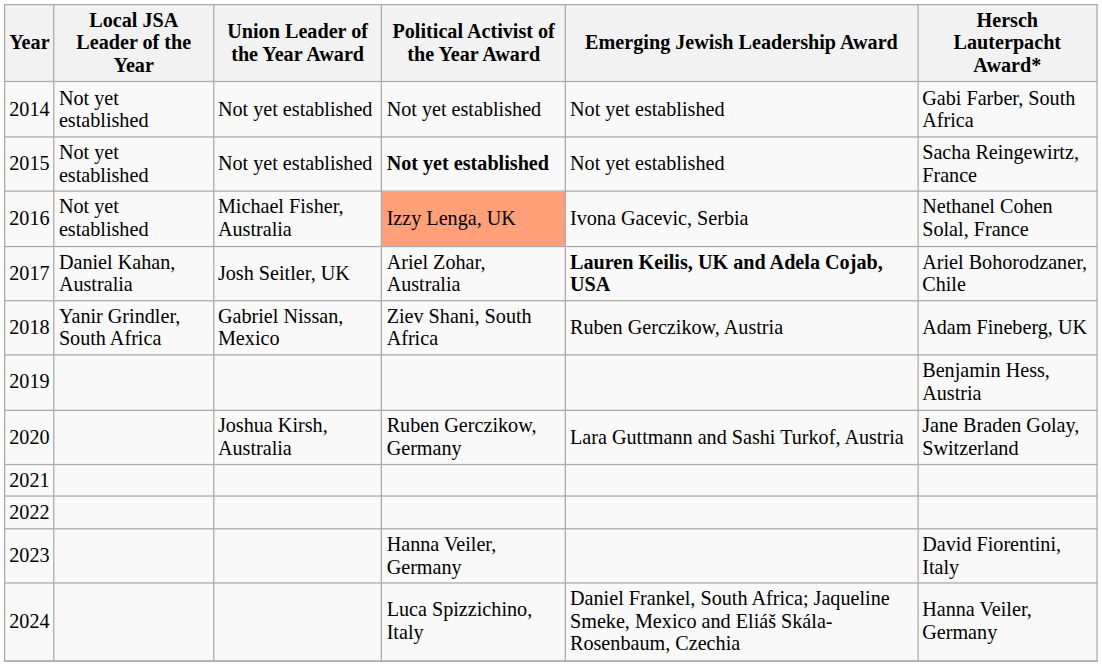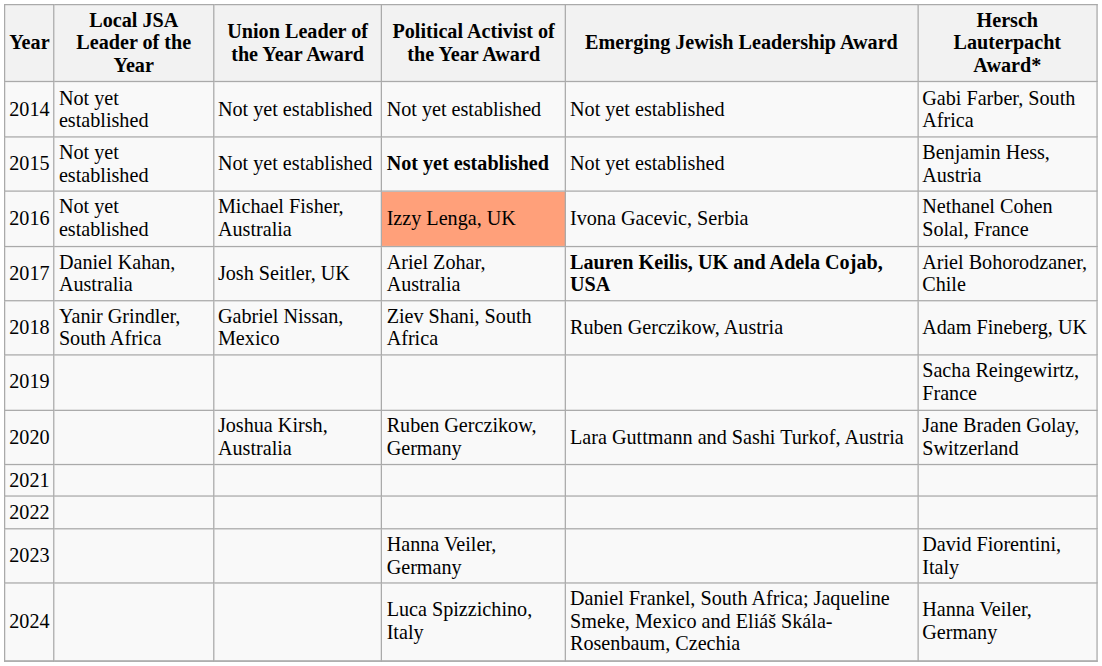(1001, 163) Sacha Reingewirtz, France -> (986, 163) Benjamin Hess, Austria
(986, 382) Benjamin Hess, Austria -> (1001, 382) Sacha Reingewirtz, France
